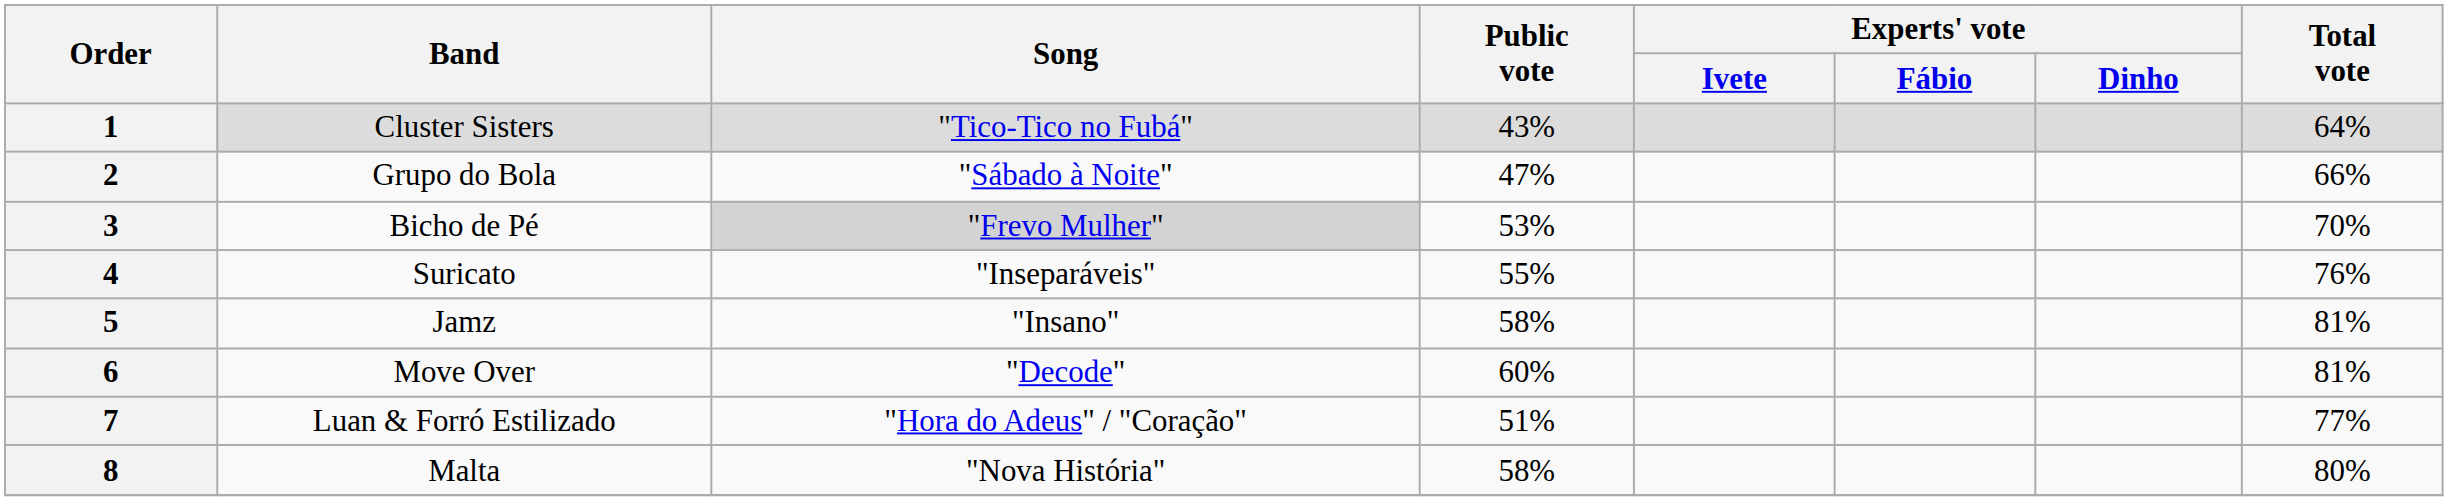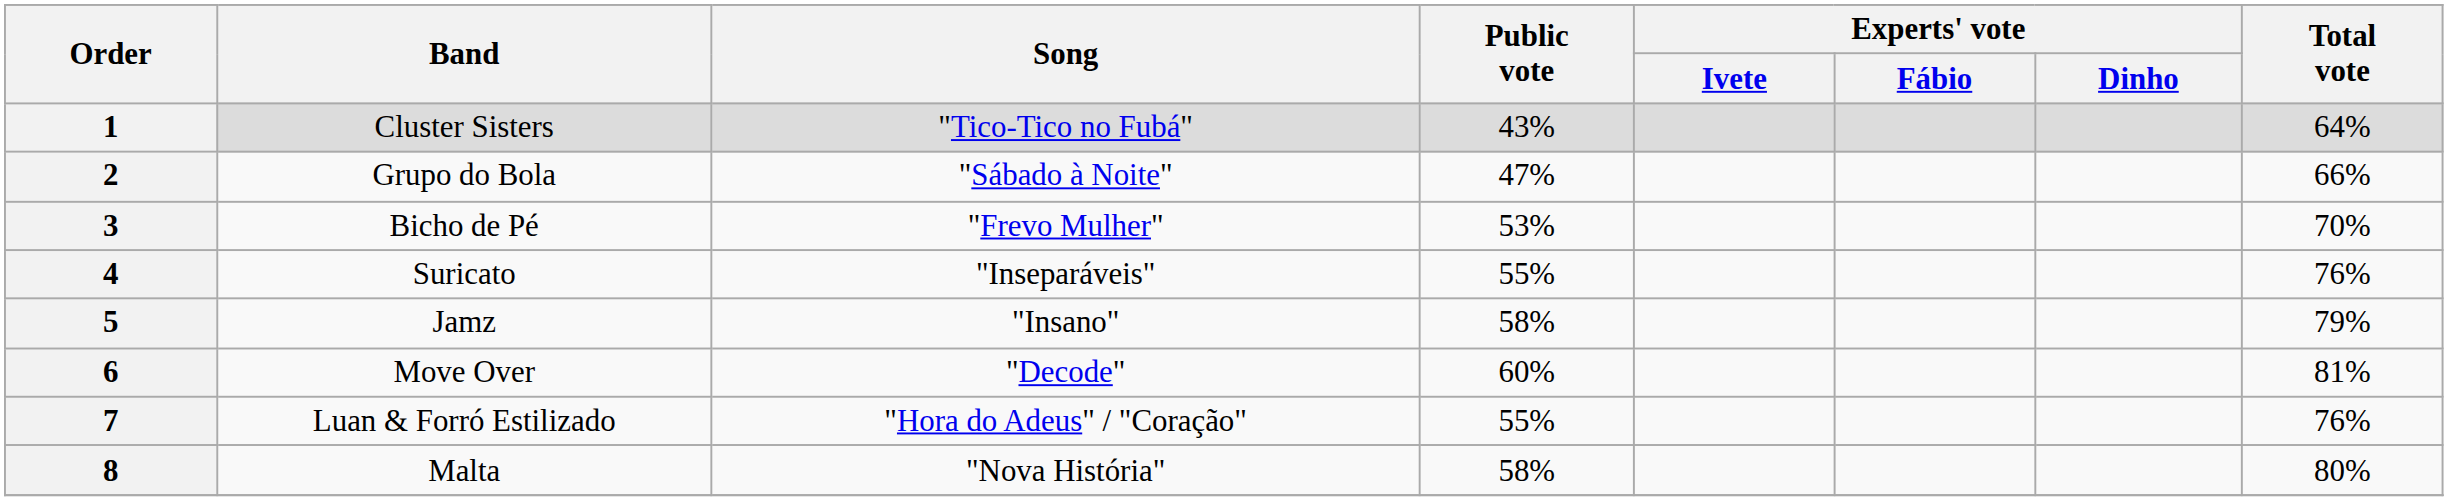(1066, 224) lightgrey background -> (1066, 224) no background
(2342, 322) 81% -> (2342, 322) 79%
(1527, 420) 51% -> (1527, 420) 55%
(2342, 420) 77% -> (2342, 420) 76%
